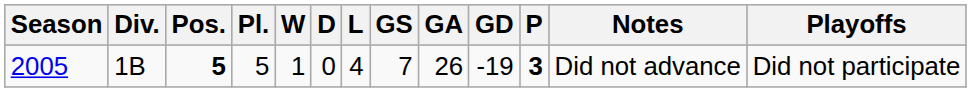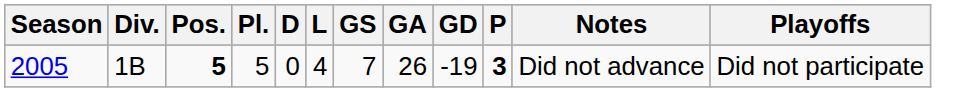- column: (293, 24)
